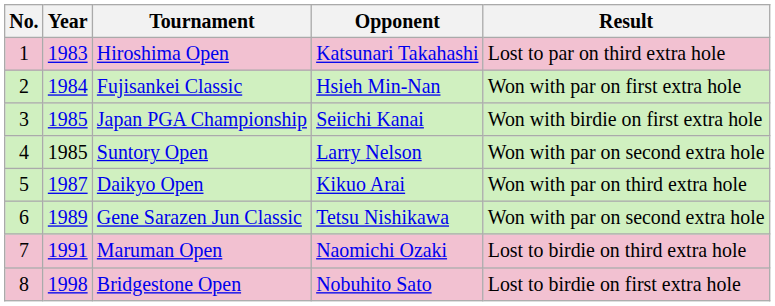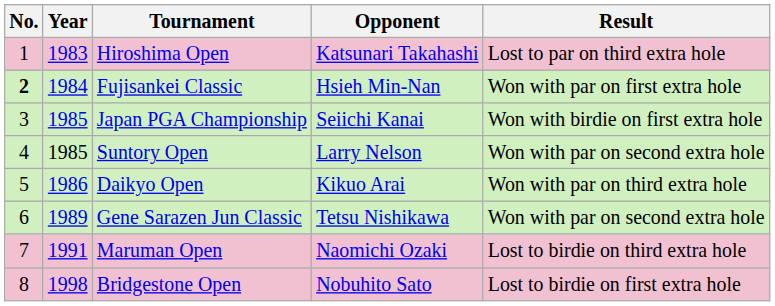(24, 86) normal -> (24, 86) bold
(68, 185) 1987 -> (68, 185) 1986
